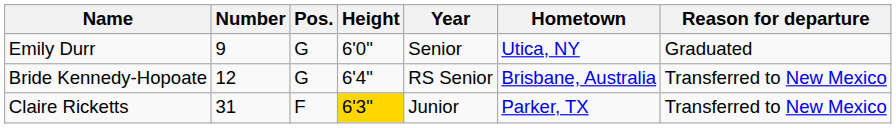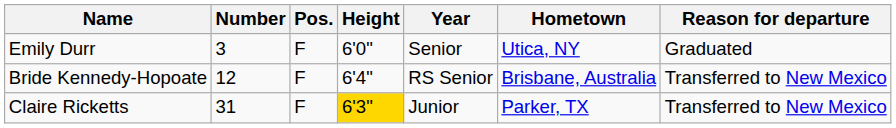(221, 48) 9 -> (221, 48) 3
(301, 48) G -> (300, 48) F
(301, 78) G -> (300, 78) F
